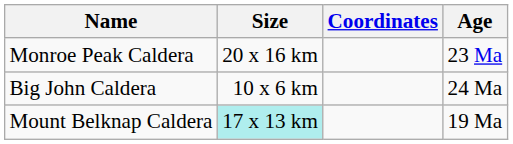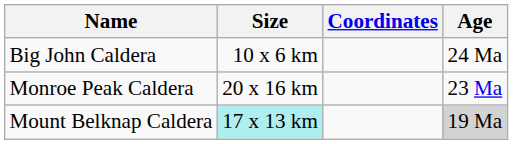rows swapped: (102, 54) <-> (83, 88)
(475, 121) no background -> (475, 121) lightgrey background
